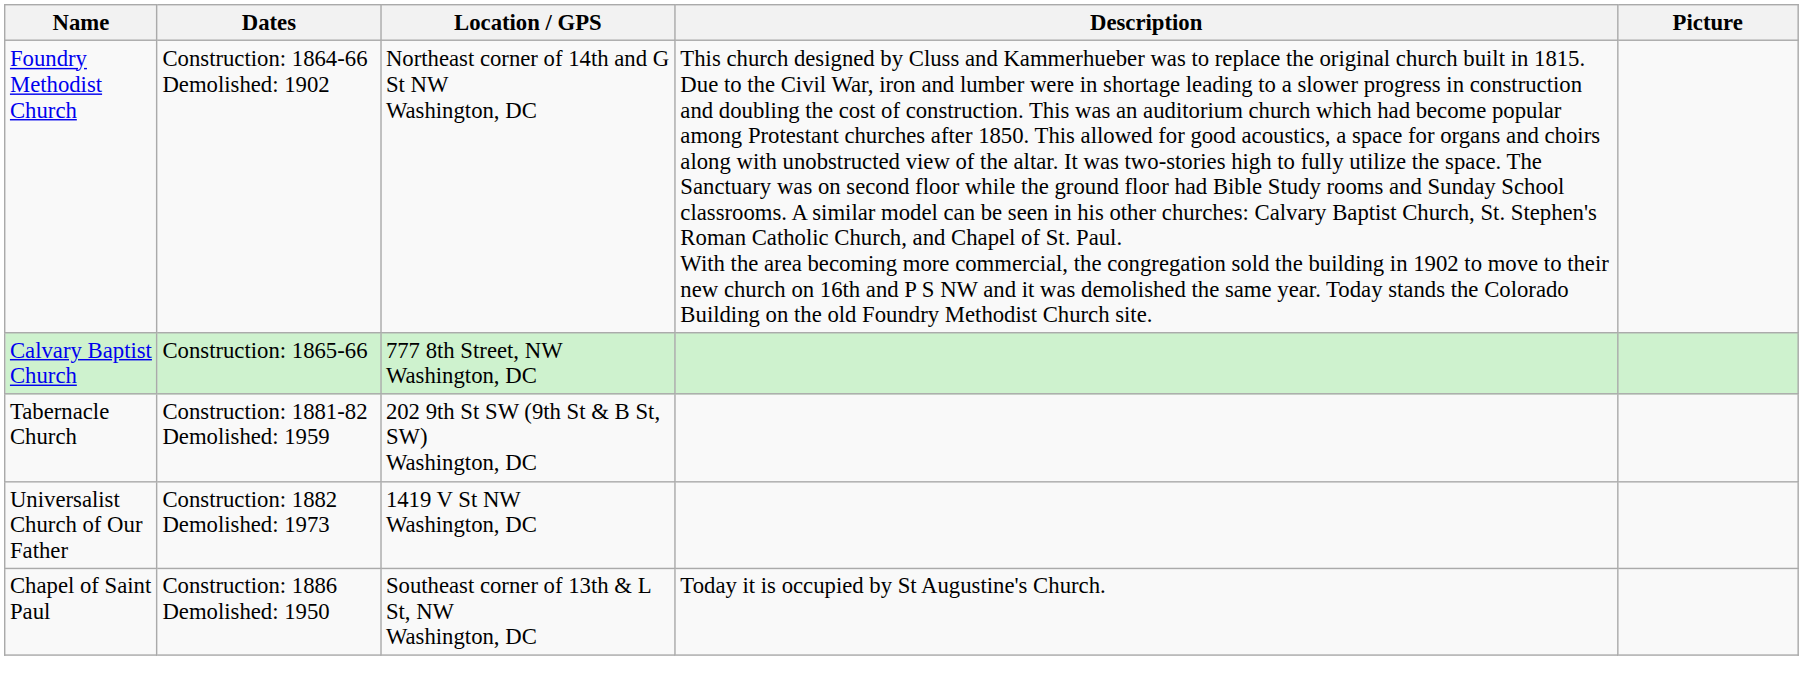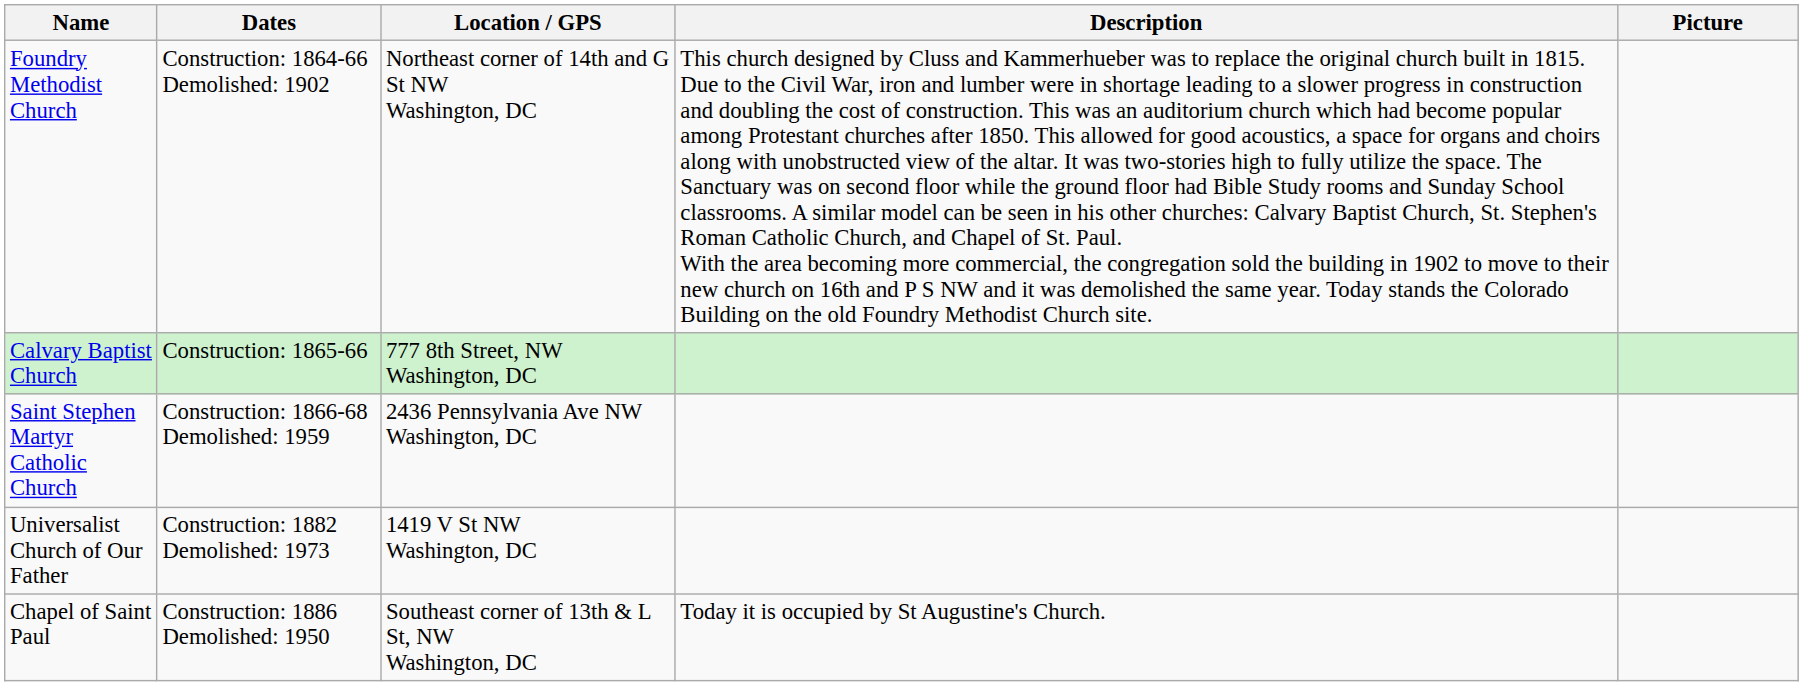+ row: (73, 450)
- row: (60, 424)
